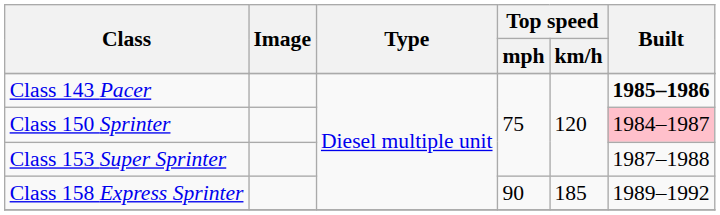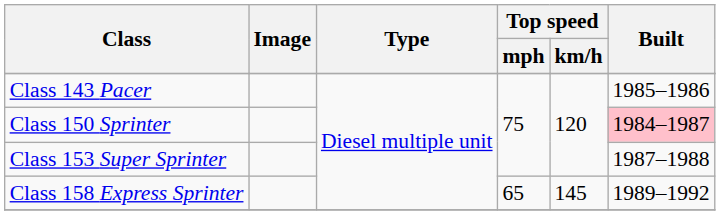(661, 90) bold -> (661, 90) normal
(513, 192) 90 -> (513, 192) 65
(571, 192) 185 -> (571, 192) 145
